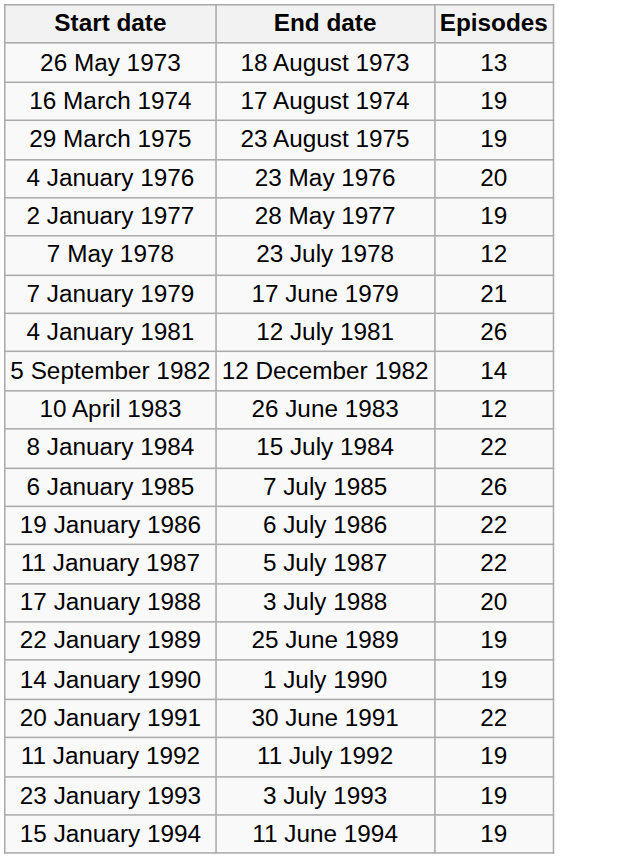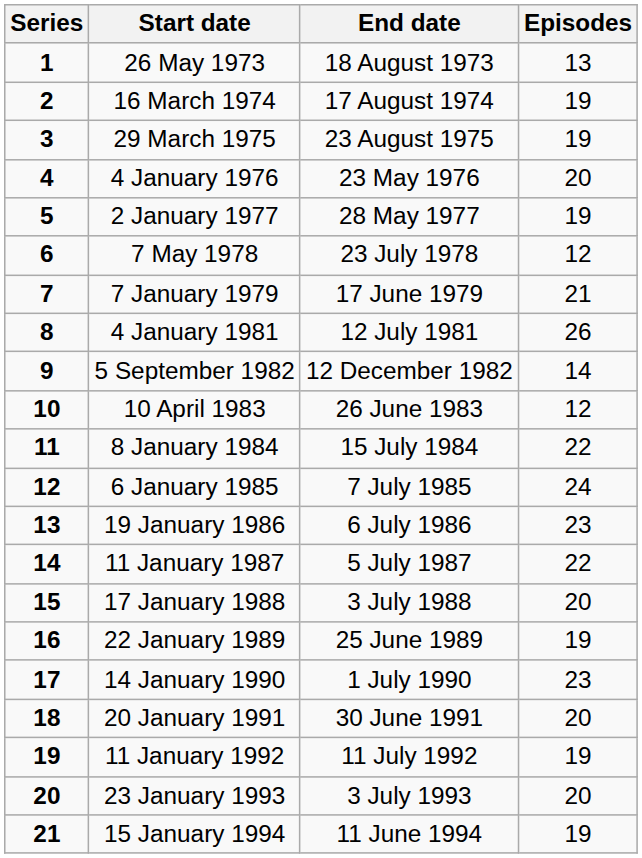+ column: (47, 23)
(494, 486) 26 -> (578, 486) 24
(494, 525) 22 -> (578, 525) 23
(494, 679) 19 -> (578, 679) 23
(494, 718) 22 -> (578, 718) 20
(494, 795) 19 -> (578, 795) 20
